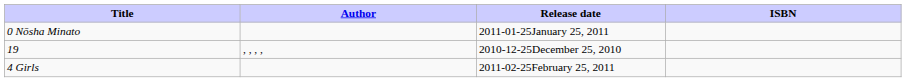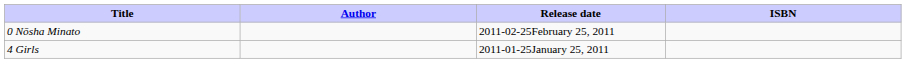(544, 31) 2011-01-25January 25, 2011 -> (547, 31) 2011-02-25February 25, 2011
- row: (13, 49)
(547, 67) 2011-02-25February 25, 2011 -> (544, 49) 2011-01-25January 25, 2011
